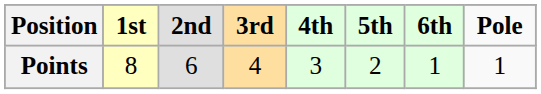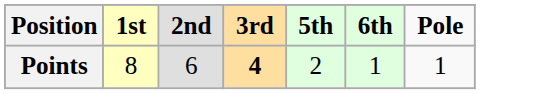- column: (316, 24)
(255, 66) normal -> (255, 66) bold
